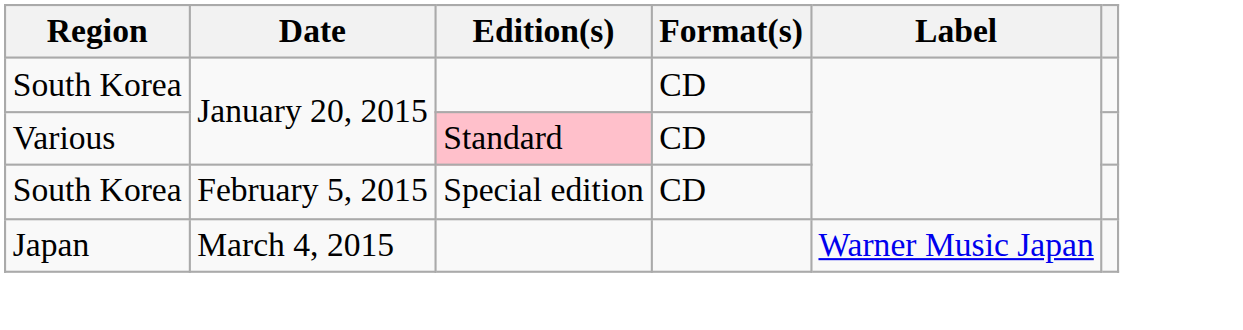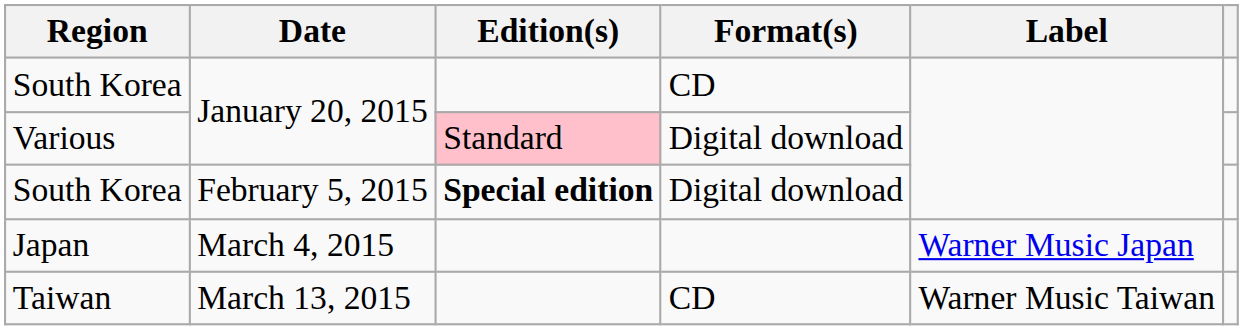(683, 137) CD -> (786, 137) Digital download
(544, 191) normal -> (548, 191) bold
(683, 191) CD -> (786, 191) Digital download
+ row: (62, 297)
